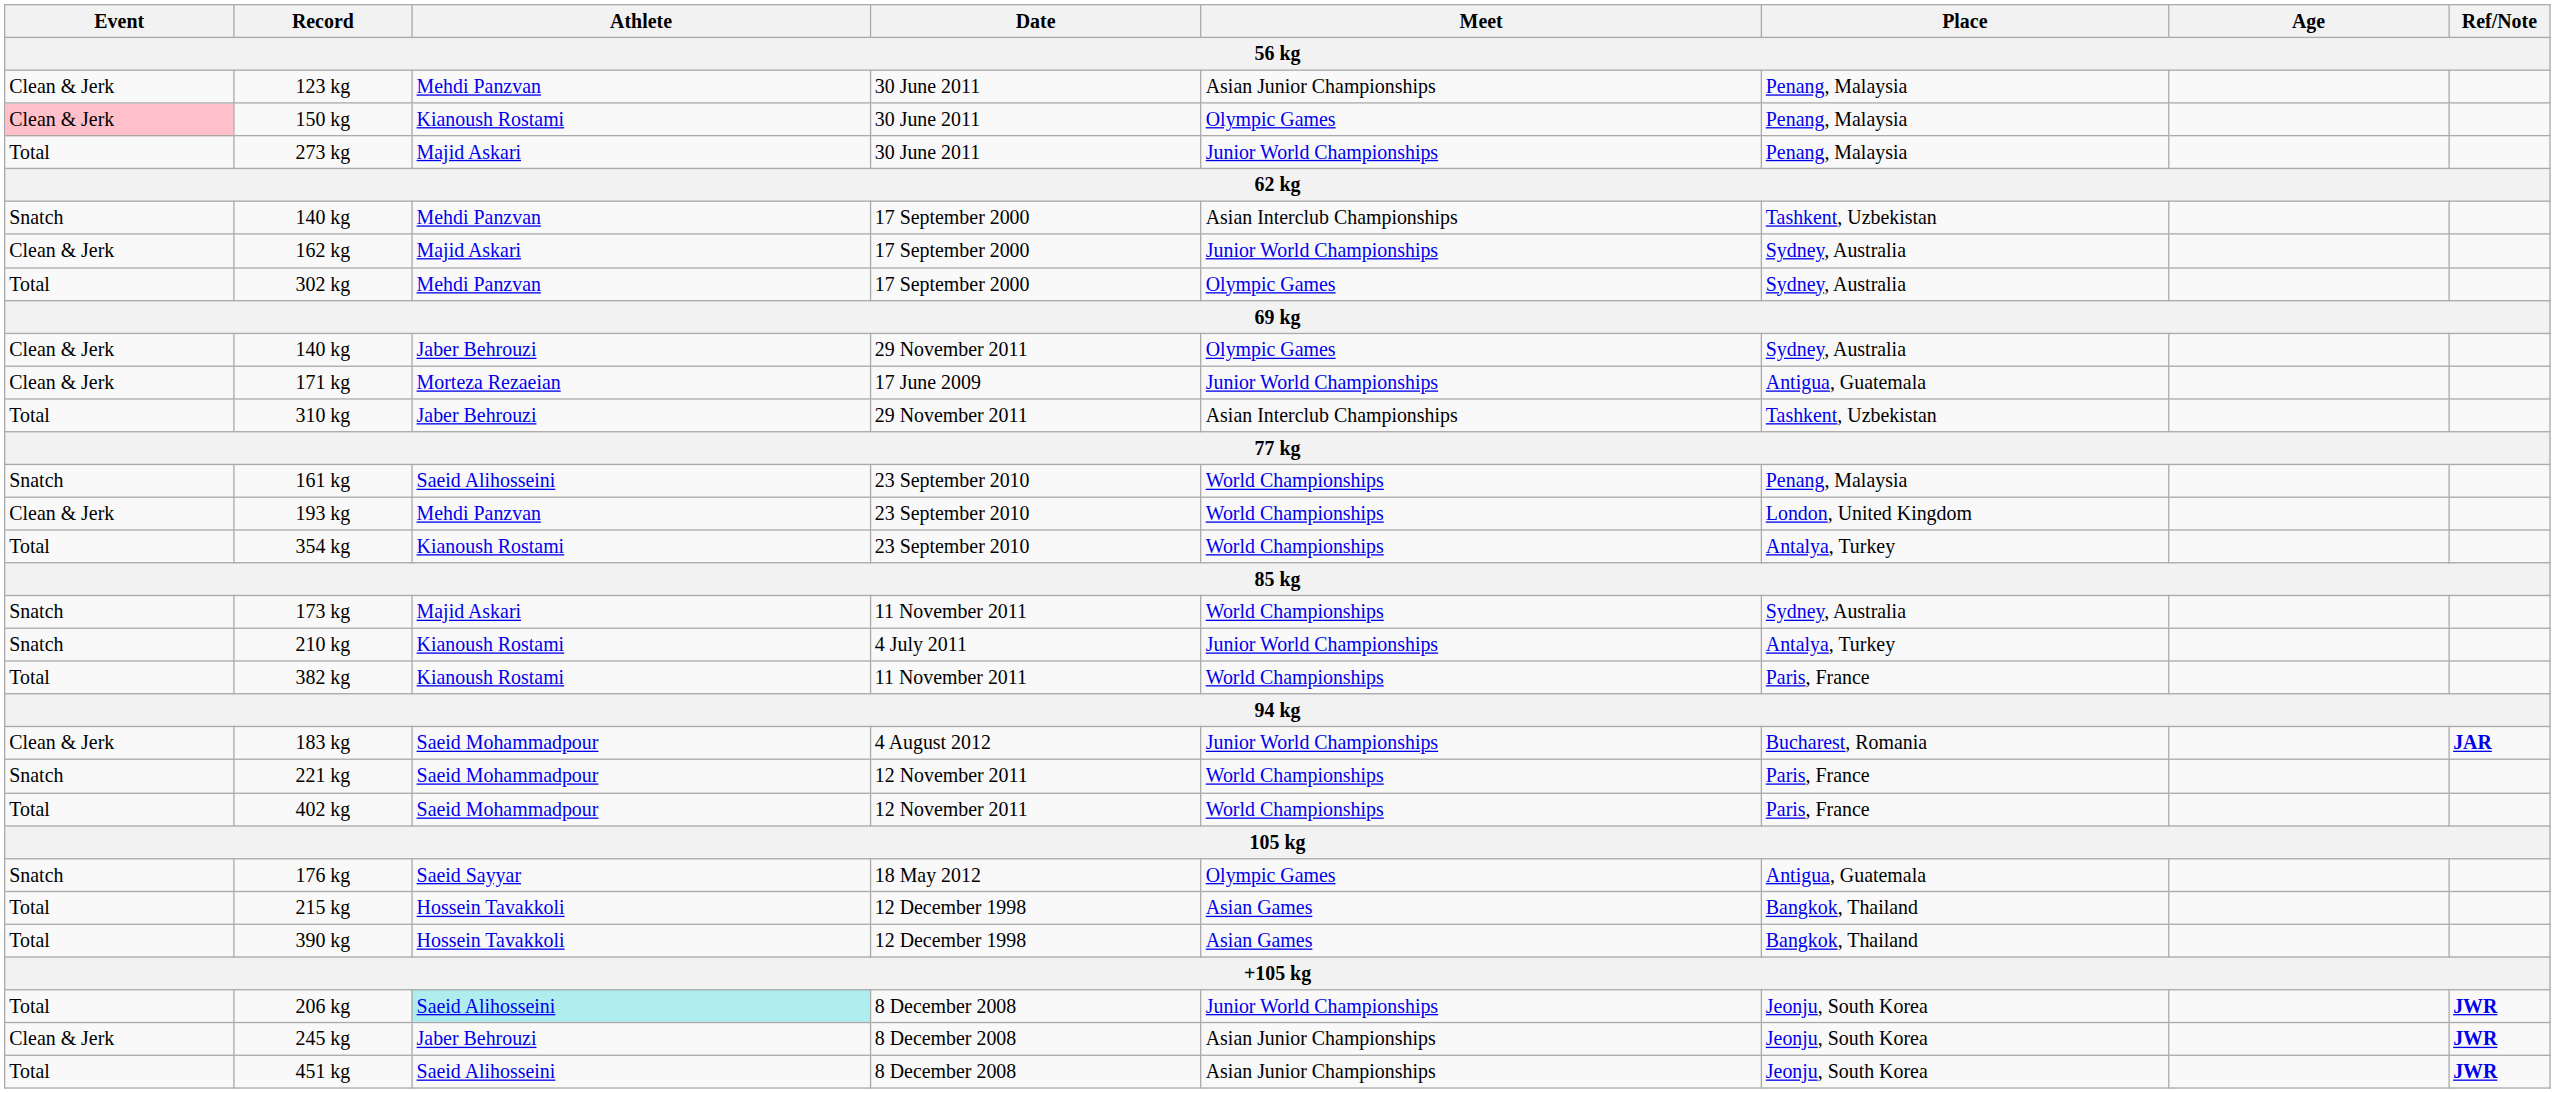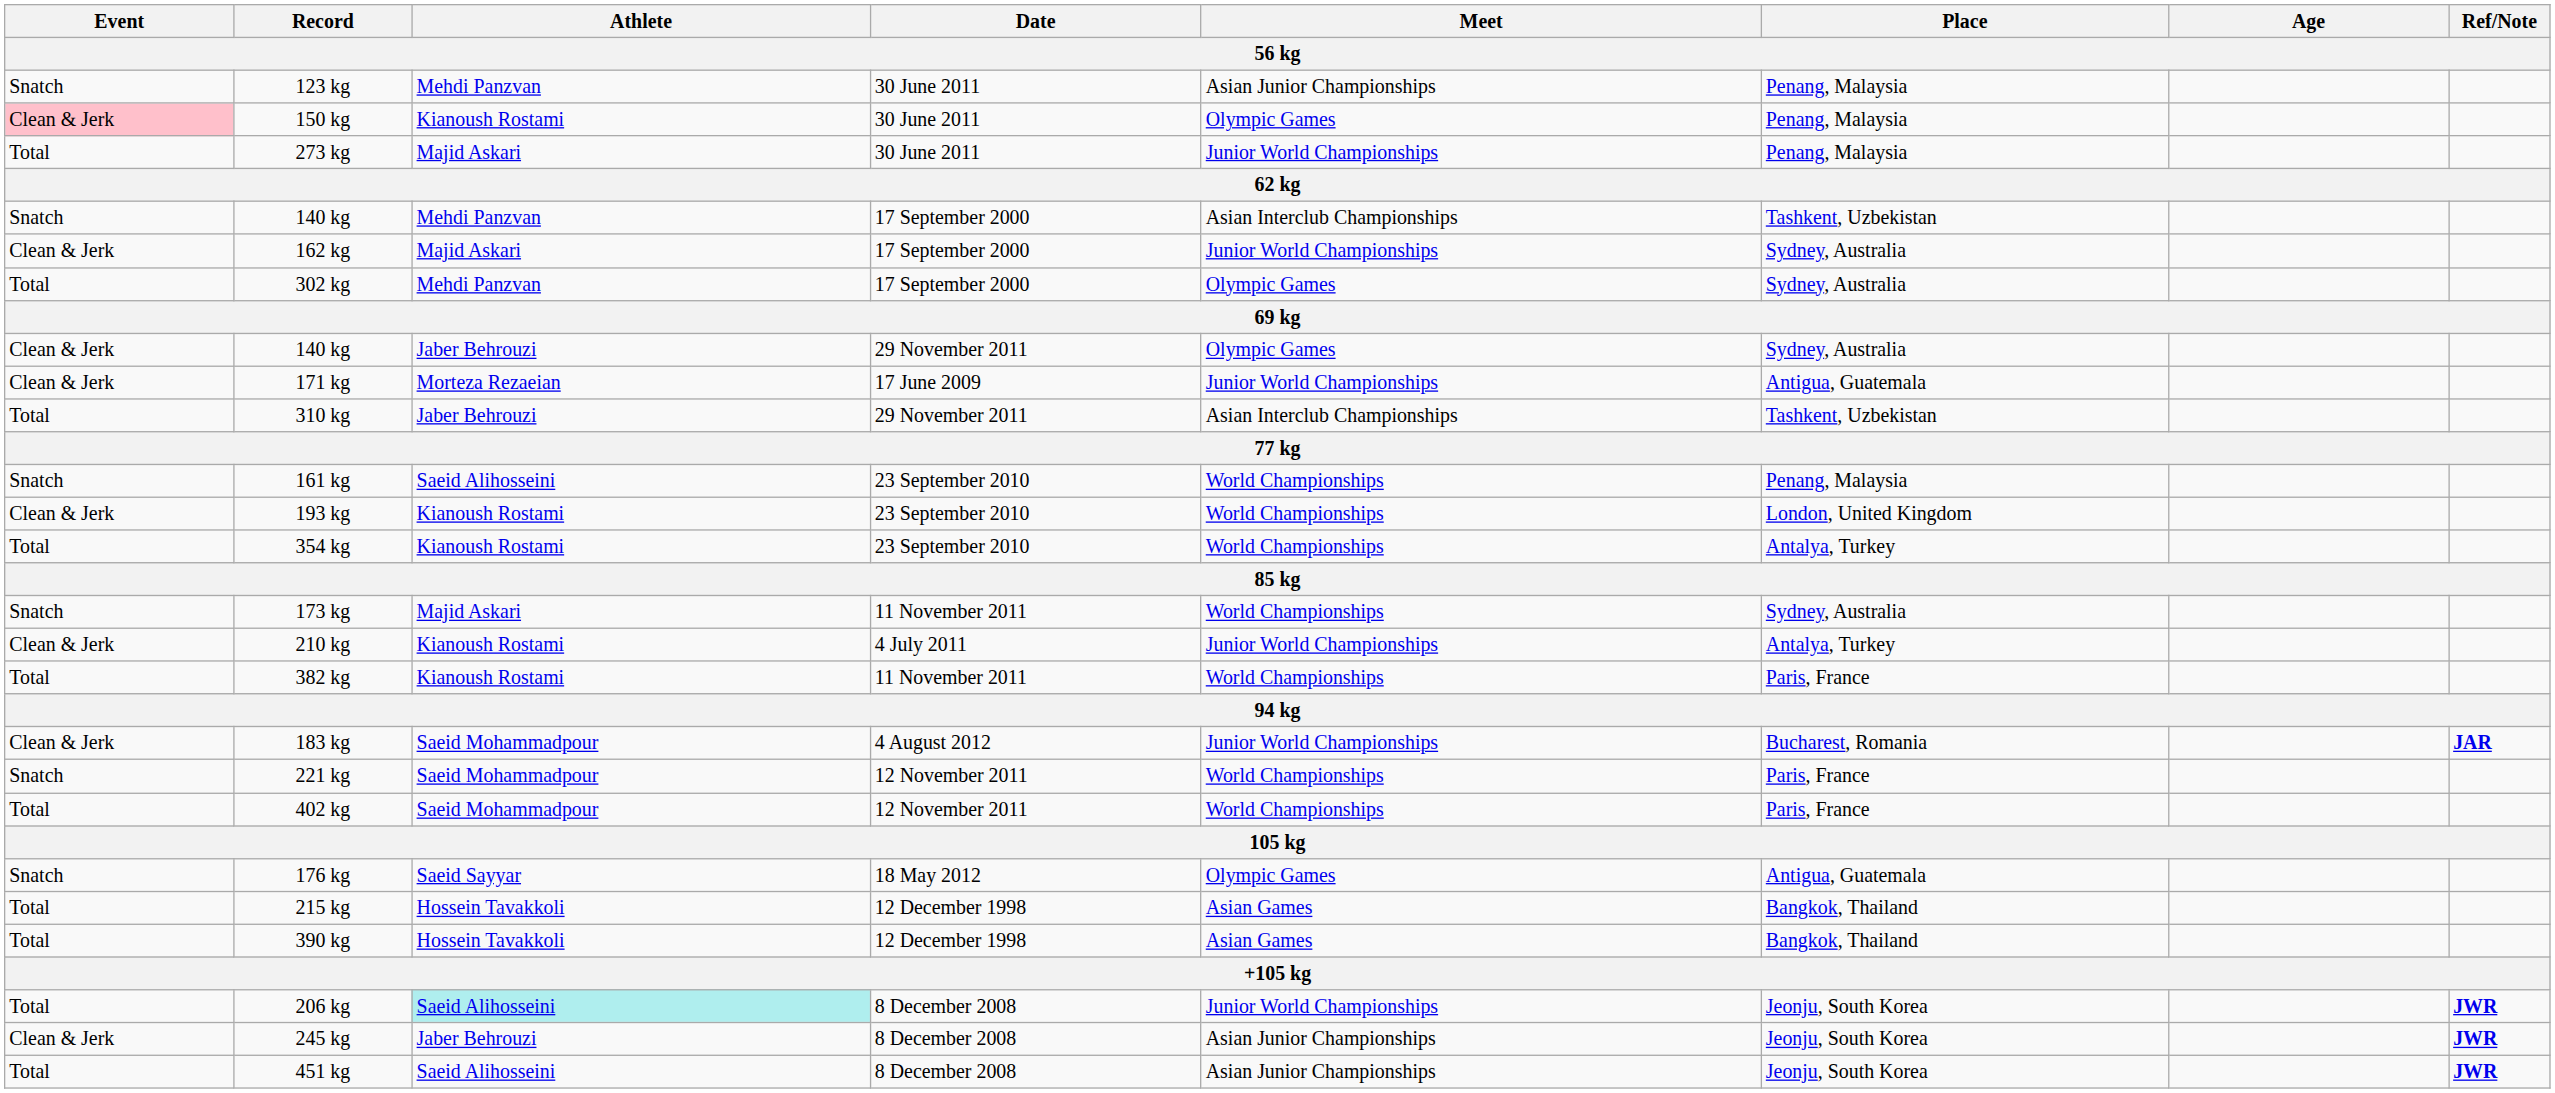(62, 86) Clean & Jerk -> (36, 86) Snatch
(479, 513) Mehdi Panzvan -> (490, 513) Kianoush Rostami
(36, 644) Snatch -> (62, 644) Clean & Jerk
